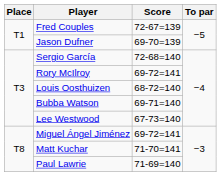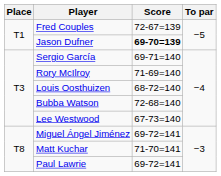(157, 42) normal -> (157, 42) bold
(157, 57) 72-68=140 -> (157, 57) 69-71=140
(157, 73) 69-72=141 -> (157, 73) 71-69=140
(157, 103) 69-71=140 -> (157, 103) 72-68=140
(157, 164) 71-69=140 -> (157, 164) 69-72=141
